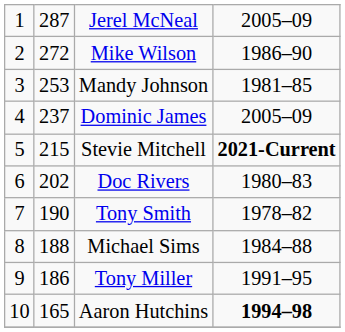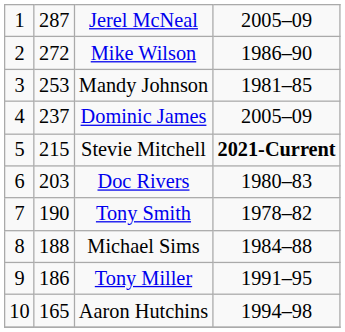(54, 181) 202 -> (54, 181) 203
(277, 310) bold -> (277, 310) normal
